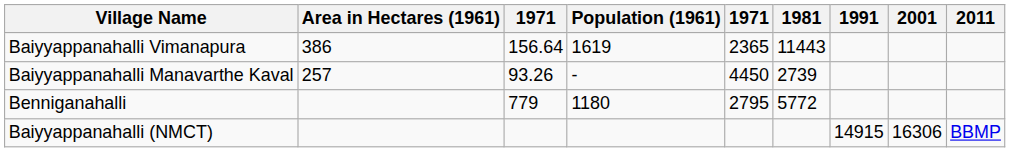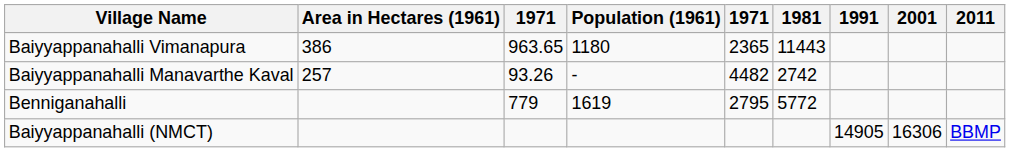(536, 47) 156.64 -> (536, 47) 963.65
(591, 47) 1619 -> (591, 47) 1180
(749, 75) 4450 -> (749, 75) 4482
(797, 75) 2739 -> (797, 75) 2742
(591, 103) 1180 -> (591, 103) 1619
(859, 132) 14915 -> (859, 132) 14905
